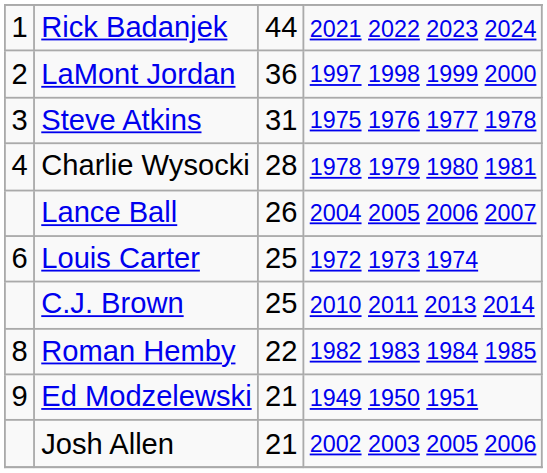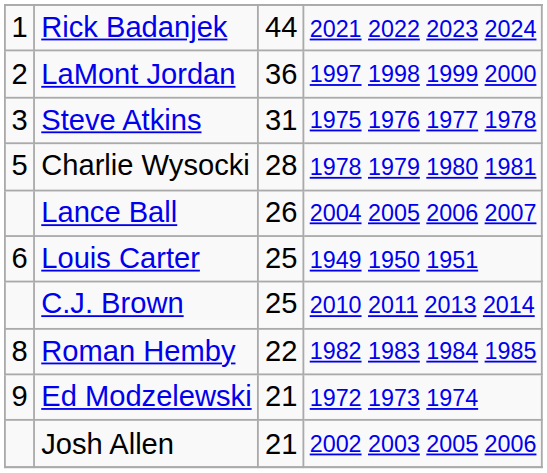(20, 166) 4 -> (20, 166) 5
(394, 259) 1972 1973 1974 -> (394, 259) 1949 1950 1951
(394, 397) 1949 1950 1951 -> (394, 397) 1972 1973 1974
